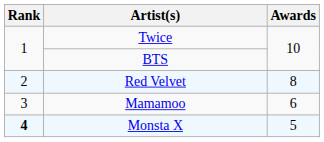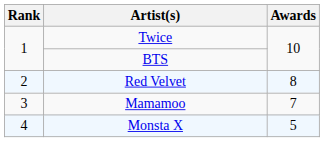(293, 103) 6 -> (293, 103) 7
(24, 125) bold -> (24, 125) normal
